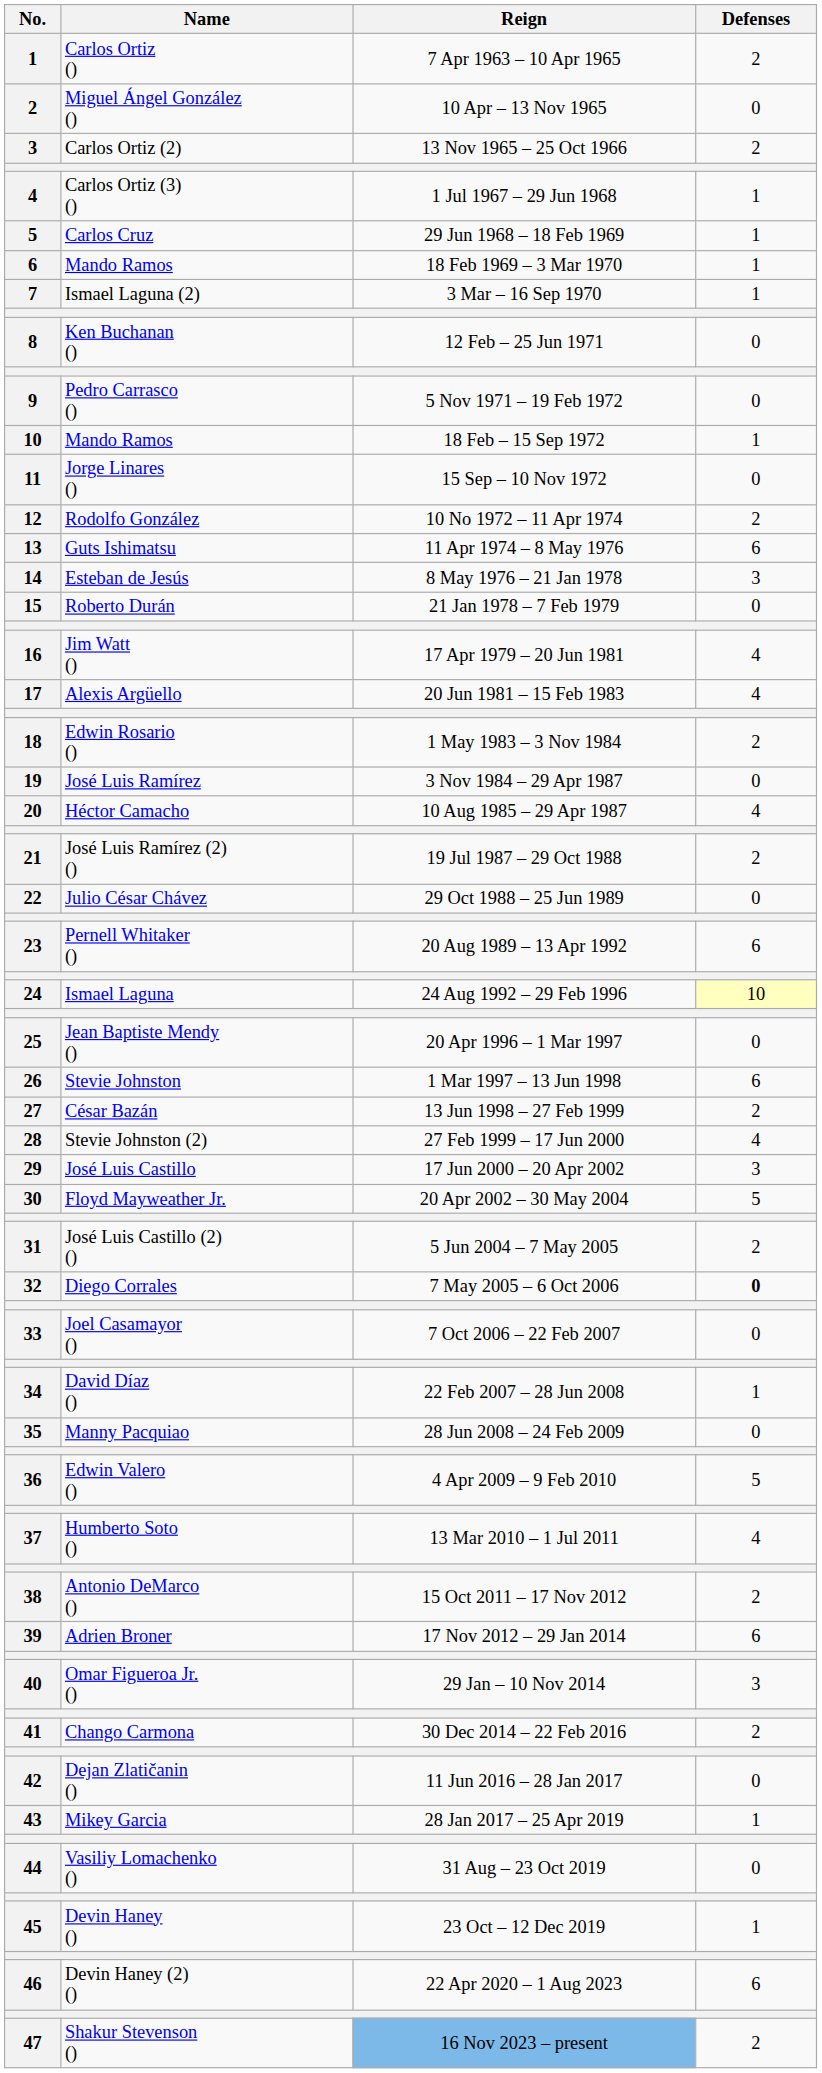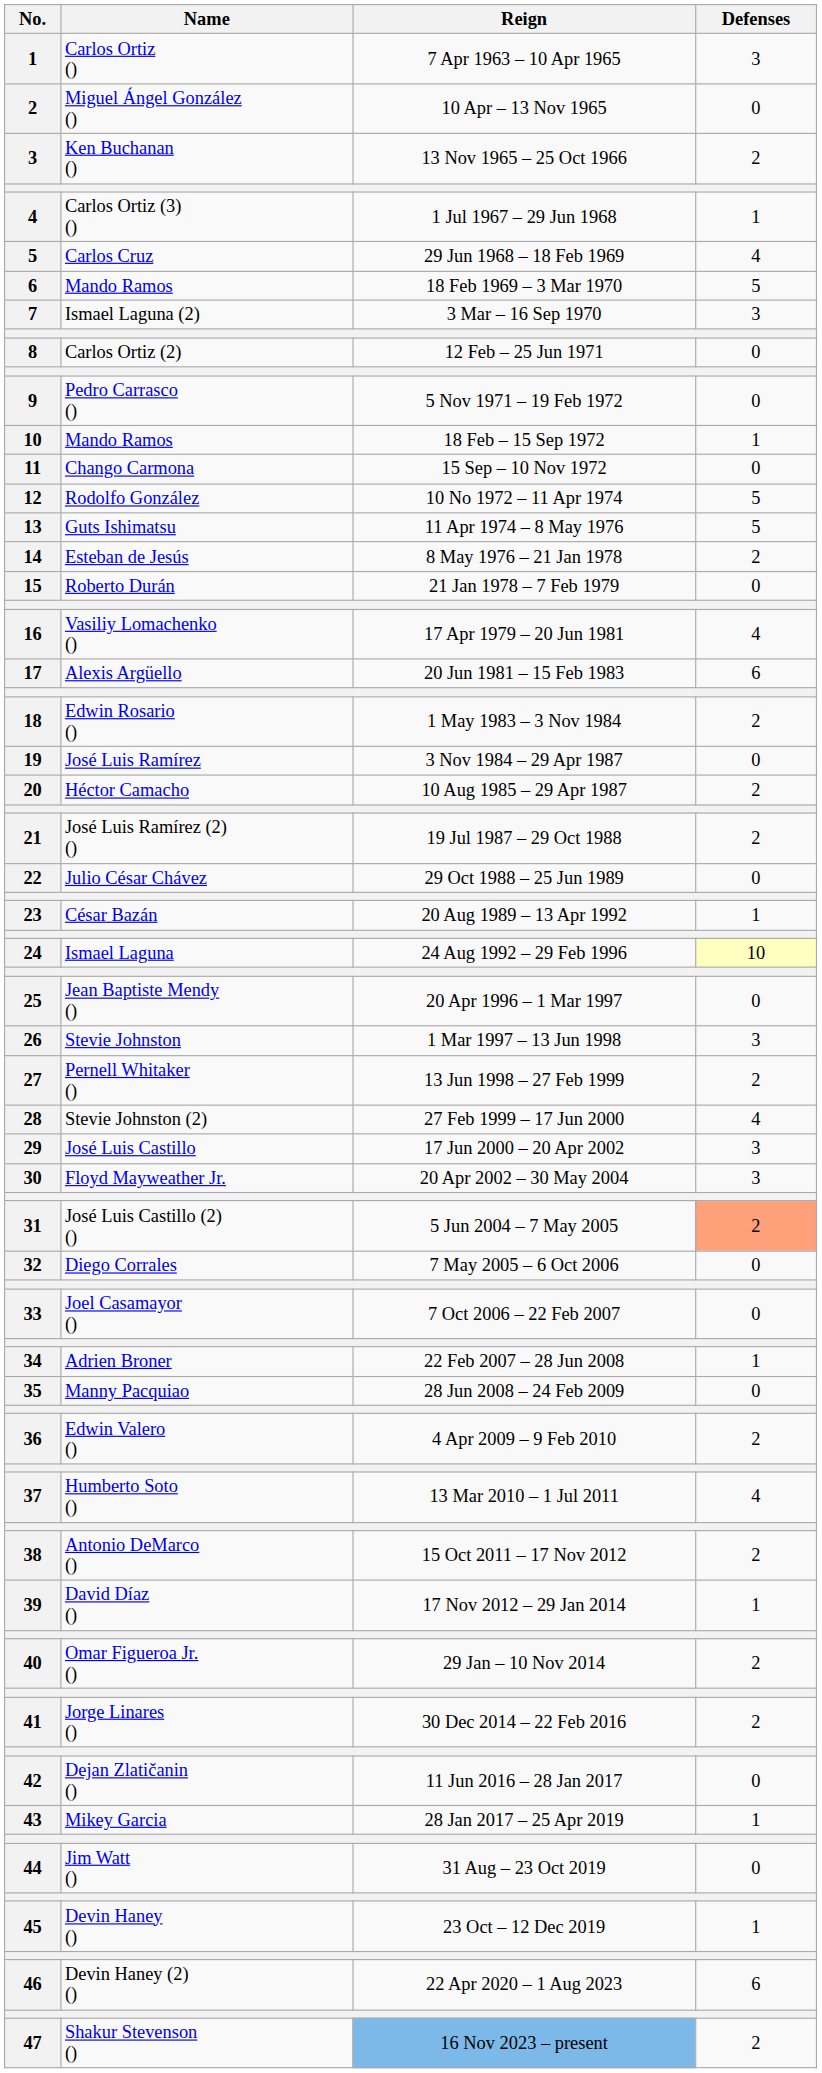(756, 58) 2 -> (756, 58) 3
(123, 148) Carlos Ortiz (2) -> (119, 158) Ken Buchanan ()
(756, 235) 1 -> (756, 256) 4
(756, 264) 1 -> (756, 285) 5
(756, 293) 1 -> (756, 314) 3
(119, 341) Ken Buchanan () -> (123, 352) Carlos Ortiz (2)
(115, 479) Jorge Linares () -> (130, 469) Chango Carmona
(756, 518) 2 -> (756, 498) 5
(756, 548) 6 -> (756, 527) 5
(756, 577) 3 -> (756, 556) 2
(98, 654) Jim Watt () -> (141, 633) Vasiliy Lomachenko ()
(756, 693) 4 -> (756, 673) 6
(756, 810) 4 -> (756, 790) 2
(127, 946) Pernell Whitaker () -> (111, 915) César Bazán
(756, 946) 6 -> (756, 915) 1
(756, 1081) 6 -> (756, 1040) 3
(111, 1111) César Bazán -> (127, 1079) Pernell Whitaker ()
(756, 1198) 5 -> (756, 1177) 3
(756, 1246) no background -> (756, 1225) lightsalmon background
(756, 1286) bold -> (756, 1265) normal
(107, 1392) David Díaz () -> (118, 1361) Adrien Broner
(756, 1480) 5 -> (756, 1438) 2
(118, 1636) Adrien Broner -> (107, 1605) David Díaz ()
(756, 1636) 6 -> (756, 1605) 1
(756, 1684) 3 -> (756, 1663) 2
(130, 1732) Chango Carmona -> (115, 1721) Jorge Linares ()
(141, 1867) Vasiliy Lomachenko () -> (98, 1867) Jim Watt ()
